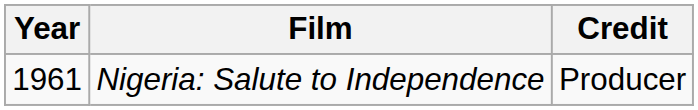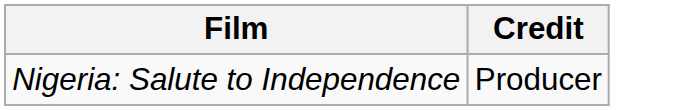- column: (47, 29)
